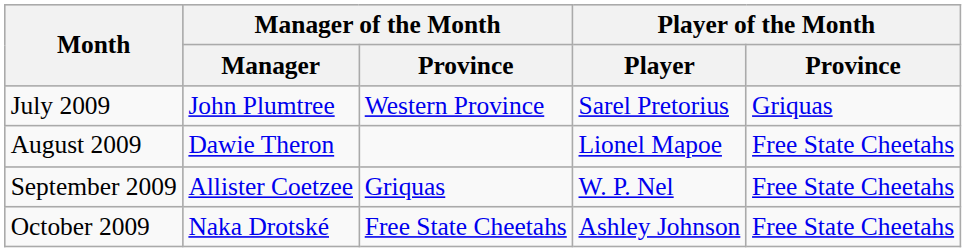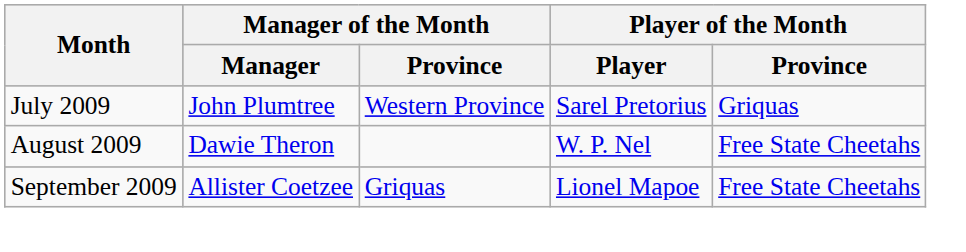(650, 145) Lionel Mapoe -> (604, 145) W. P. Nel
(626, 186) W. P. Nel -> (628, 186) Lionel Mapoe
- row: (80, 226)
